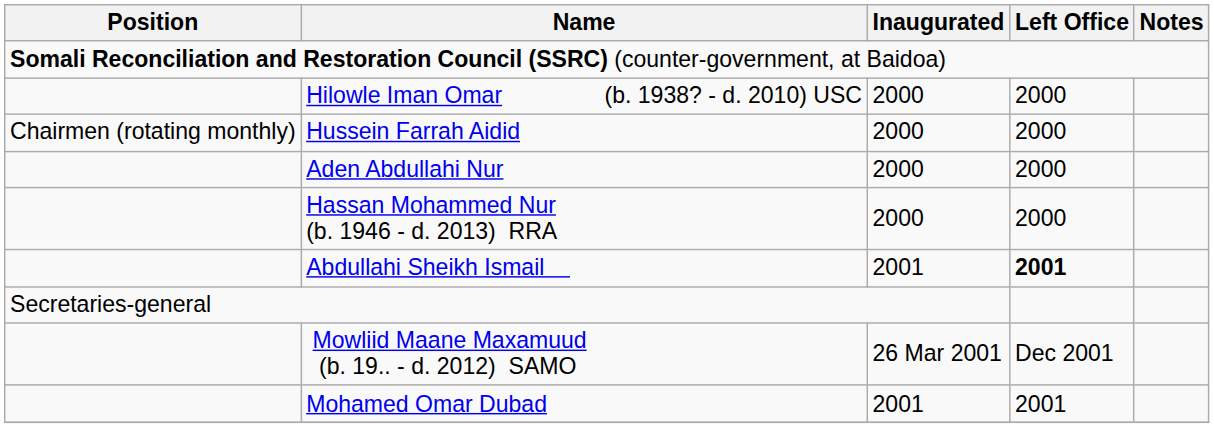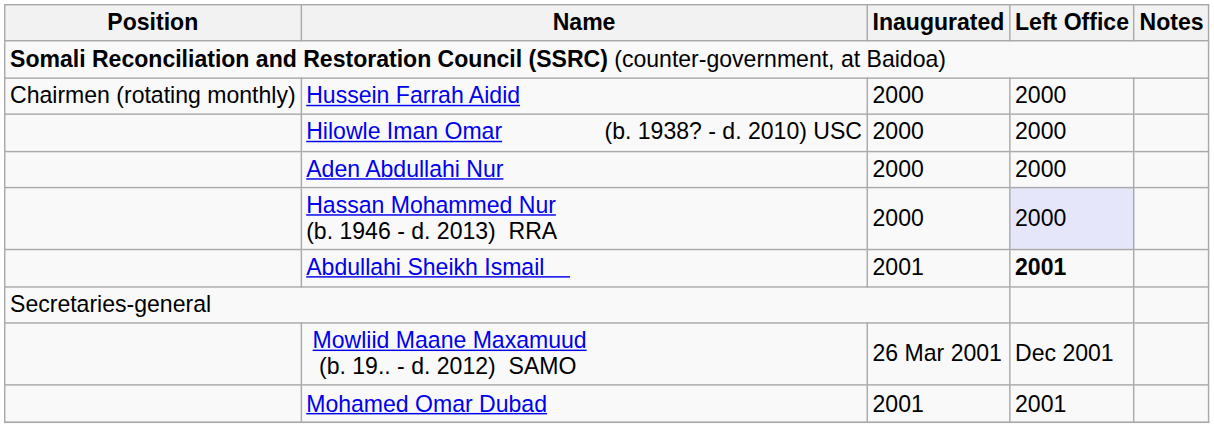rows swapped: (413, 132) <-> (584, 95)
(1041, 218) no background -> (1041, 218) lavender background
